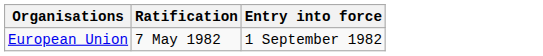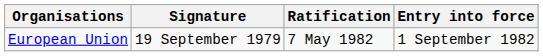+ column: (208, 16)
